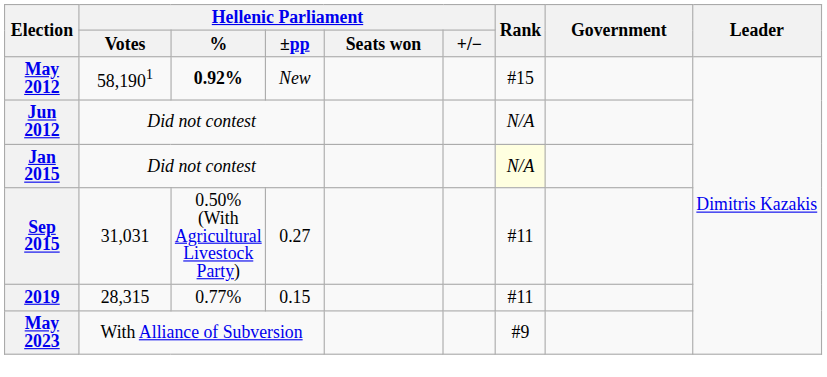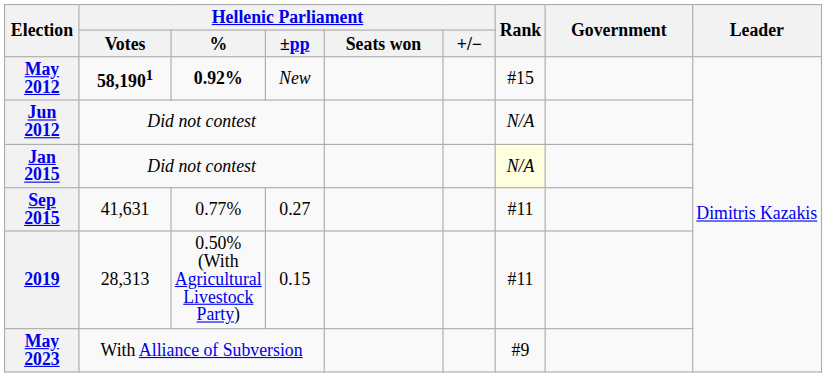(125, 78) normal -> (125, 78) bold
(125, 236) 31,031 -> (125, 209) 41,631
(218, 236) 0.50% (With Agricultural Livestock Party) -> (218, 209) 0.77%
(125, 297) 28,315 -> (125, 279) 28,313
(218, 297) 0.77% -> (218, 279) 0.50% (With Agricultural Livestock Party)
